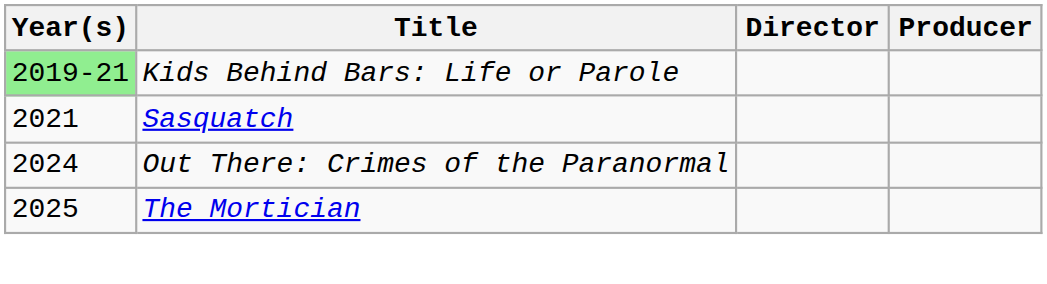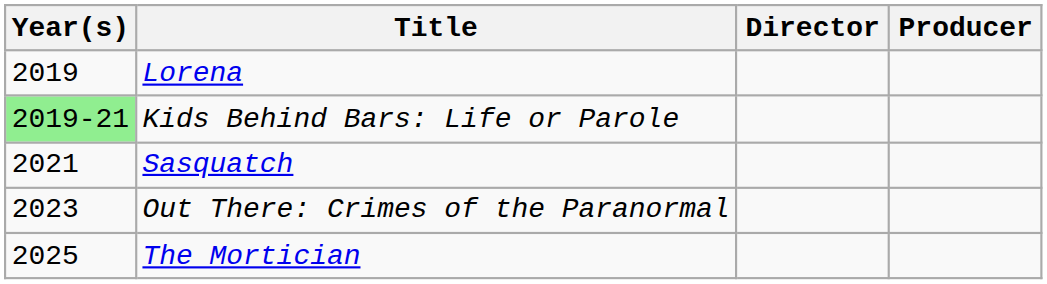+ row: (193, 73)
(45, 165) 2024 -> (45, 210) 2023
